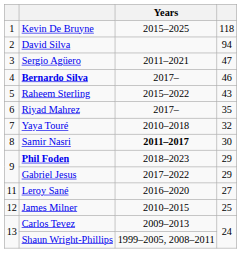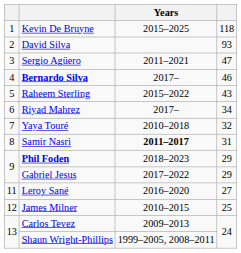(227, 45) 94 -> (227, 45) 93
(227, 110) 35 -> (227, 110) 34
(227, 142) 30 -> (227, 142) 31
